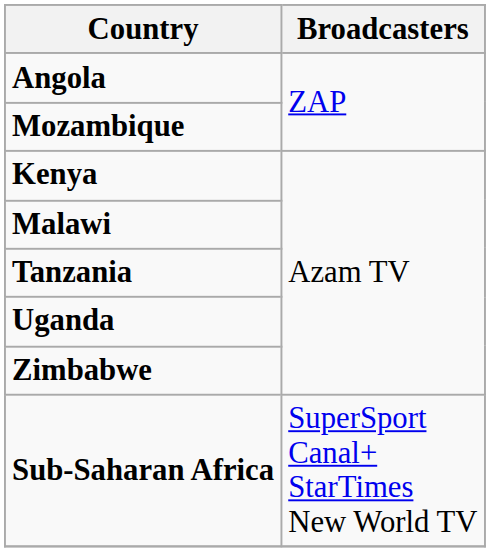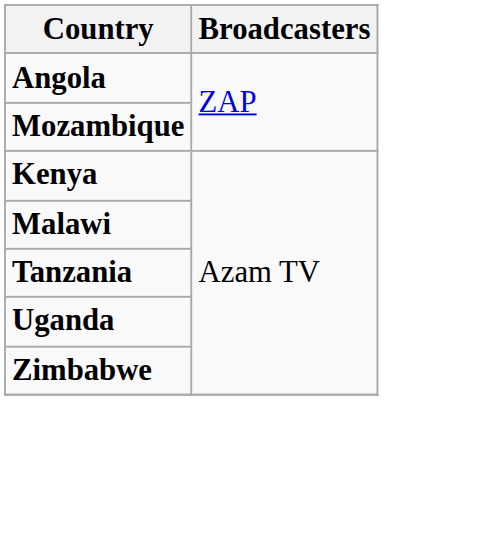- row: (143, 470)
